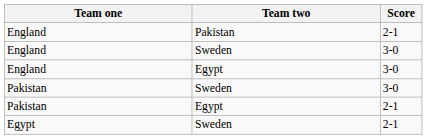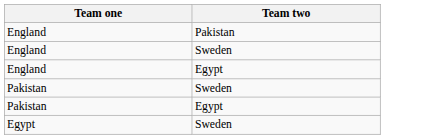- column: (401, 13)
